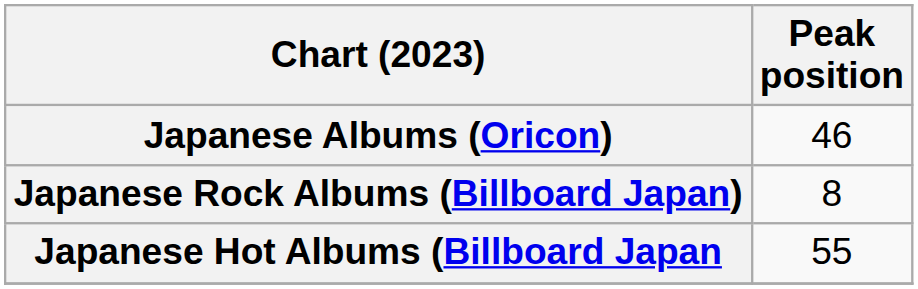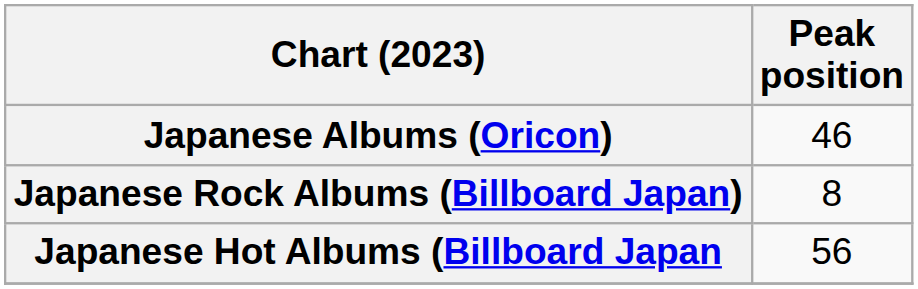(832, 252) 55 -> (832, 252) 56
